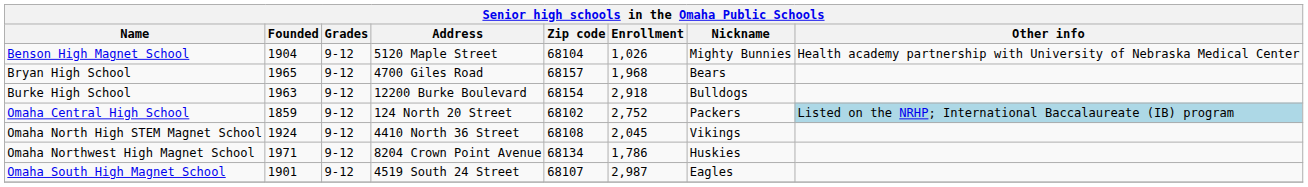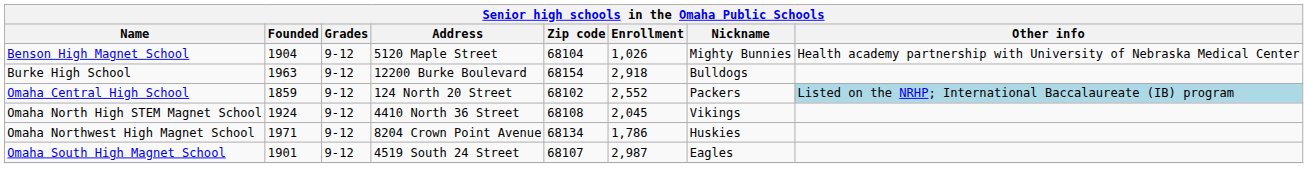- row: (69, 73)
(629, 113) 2,752 -> (629, 93) 2,552
